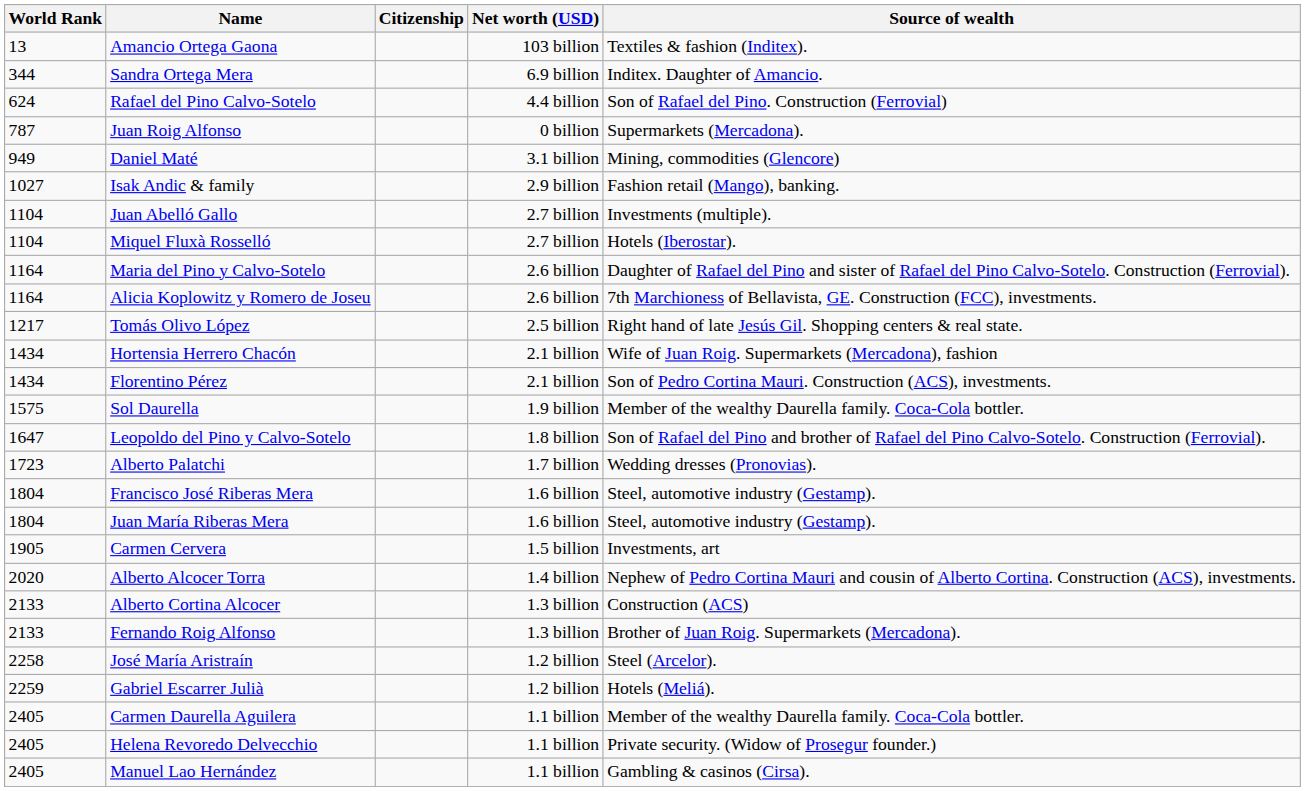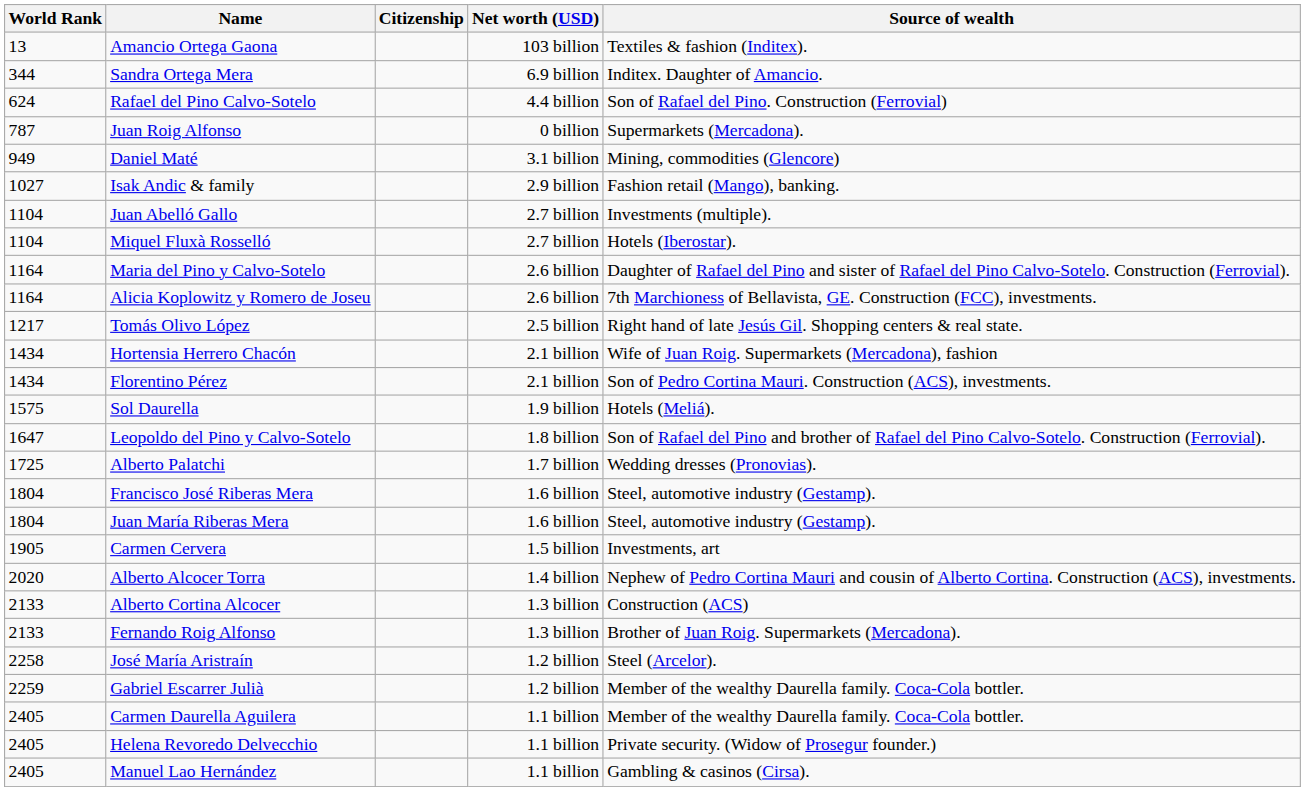(816, 409) Member of the wealthy Daurella family. Coca-Cola bottler. -> (661, 409) Hotels (Meliá).
(26, 465) 1723 -> (26, 465) 1725
(661, 688) Hotels (Meliá). -> (816, 688) Member of the wealthy Daurella family. Coca-Cola bottler.
